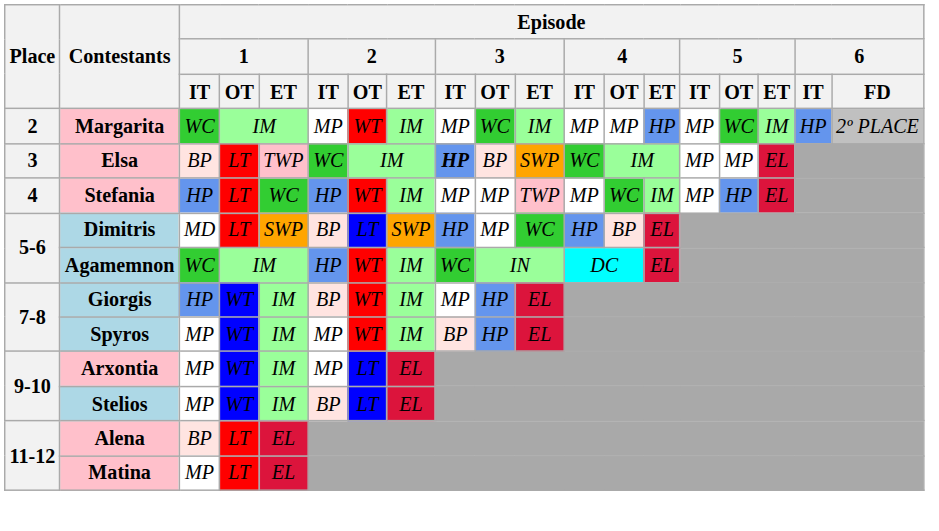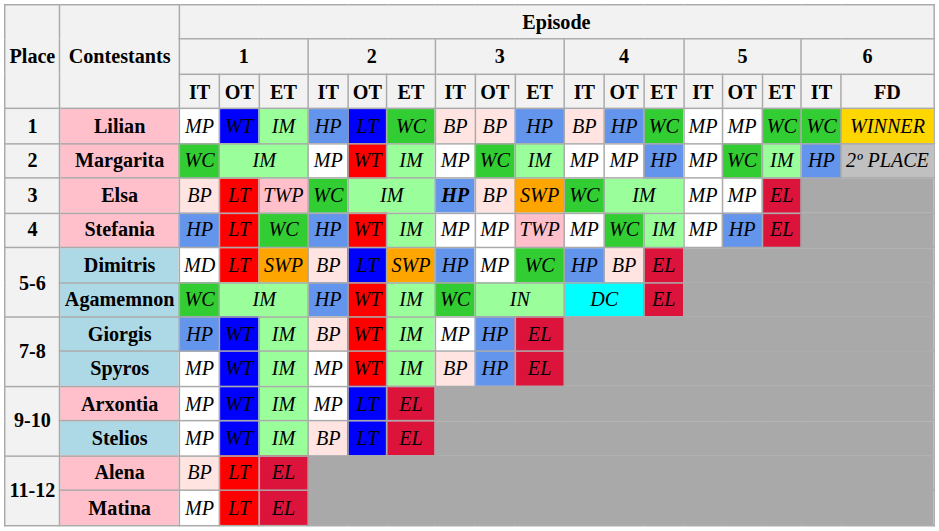+ row: (120, 126)
